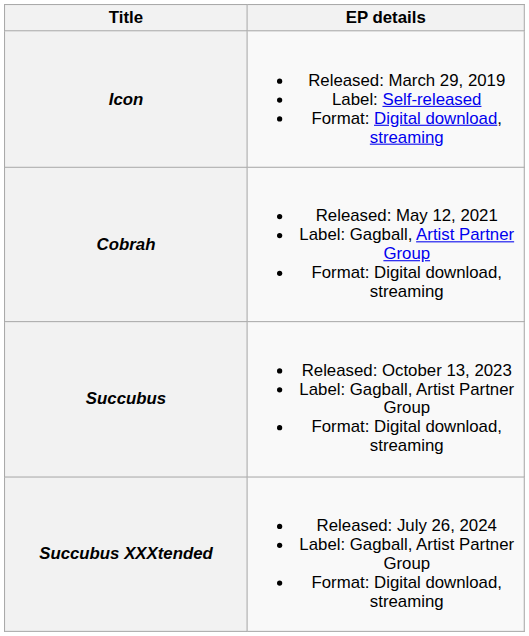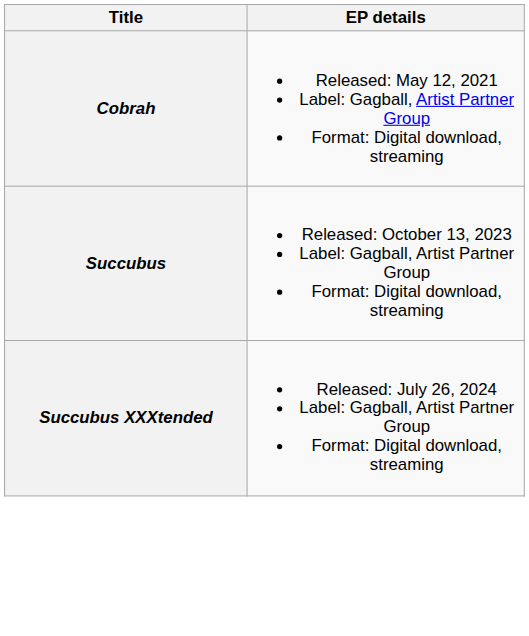- row: (126, 99)
